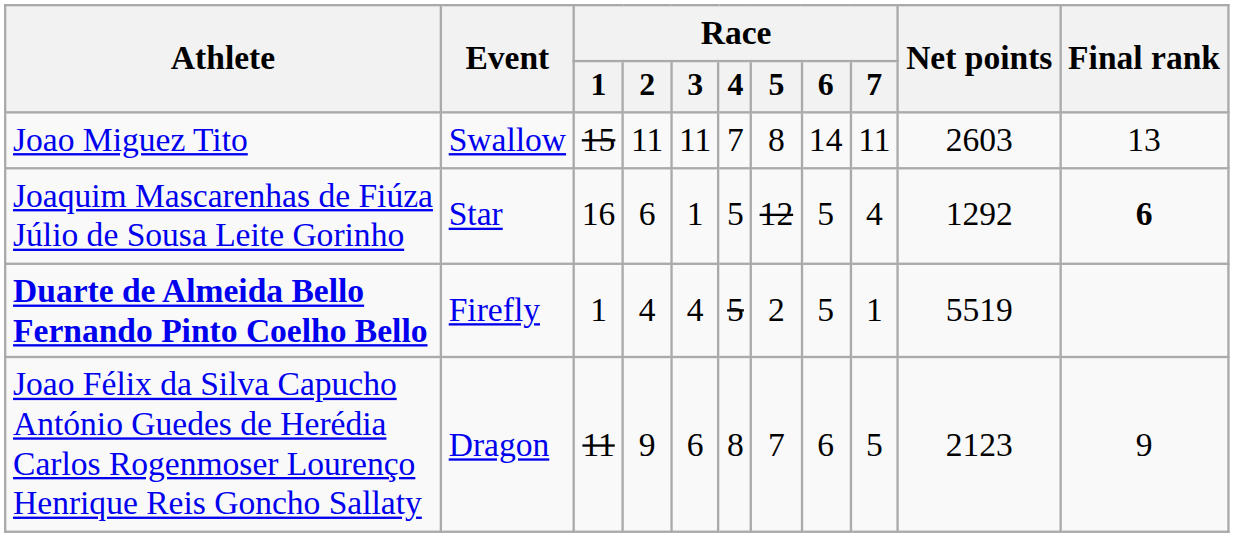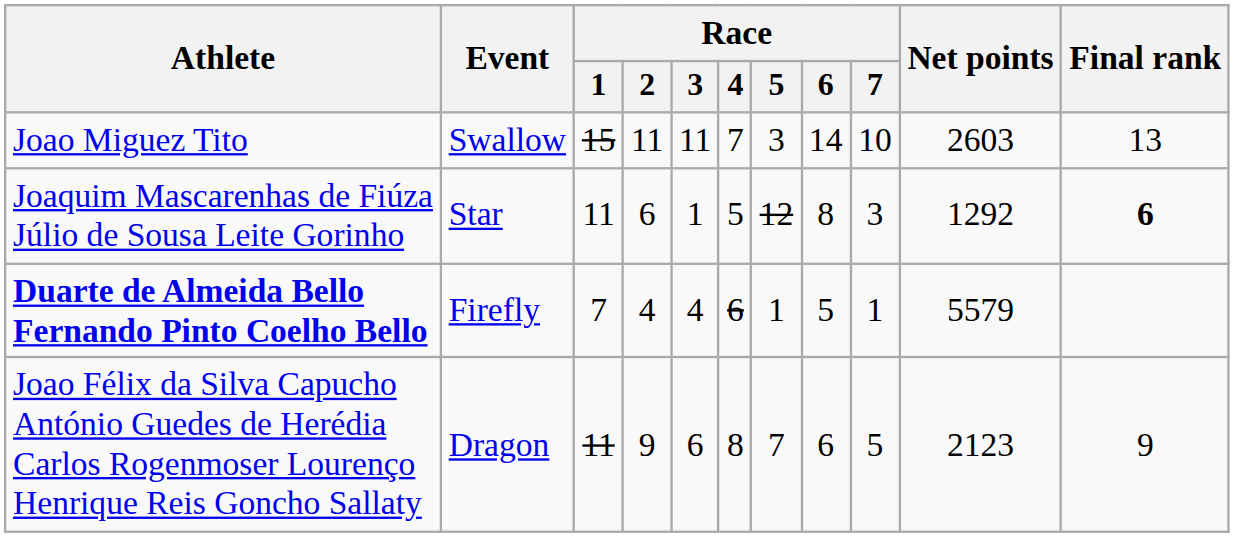(776, 140) 8 -> (776, 140) 3
(874, 140) 11 -> (875, 140) 10
(599, 215) 16 -> (599, 215) 11
(826, 215) 5 -> (826, 215) 8
(874, 215) 4 -> (875, 215) 3
(599, 310) 1 -> (599, 310) 7
(735, 310) 5 -> (735, 310) 6
(776, 310) 2 -> (776, 310) 1
(979, 310) 5519 -> (980, 310) 5579
